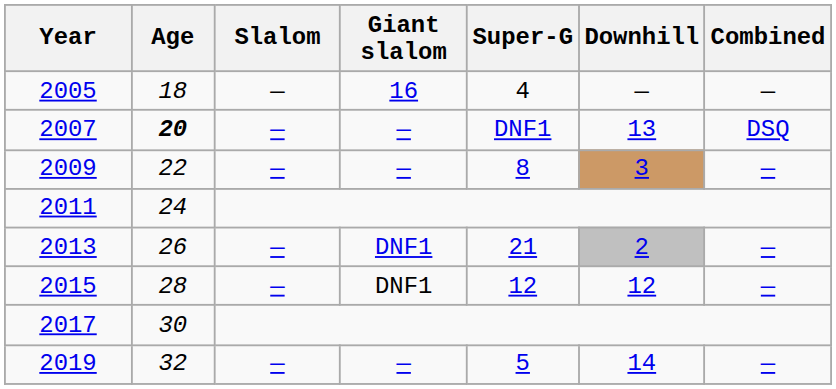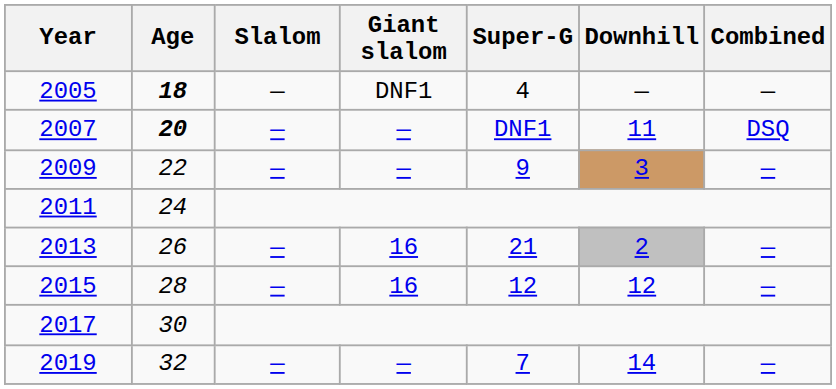(173, 91) normal -> (173, 91) bold
(404, 91) 16 -> (404, 91) DNF1
(642, 130) 13 -> (642, 130) 11
(523, 169) 8 -> (523, 169) 9
(404, 247) DNF1 -> (404, 247) 16
(404, 286) DNF1 -> (404, 286) 16
(523, 364) 5 -> (523, 364) 7
